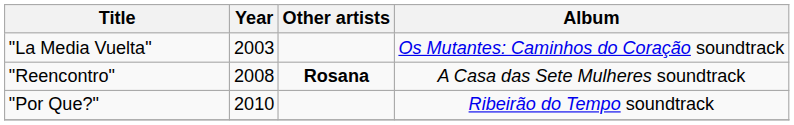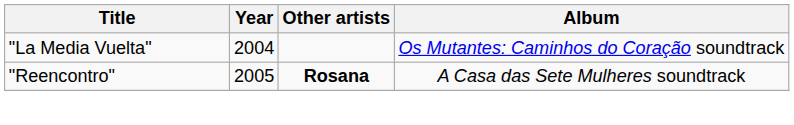(254, 47) 2003 -> (254, 47) 2004
(254, 76) 2008 -> (254, 76) 2005
- row: (54, 104)
